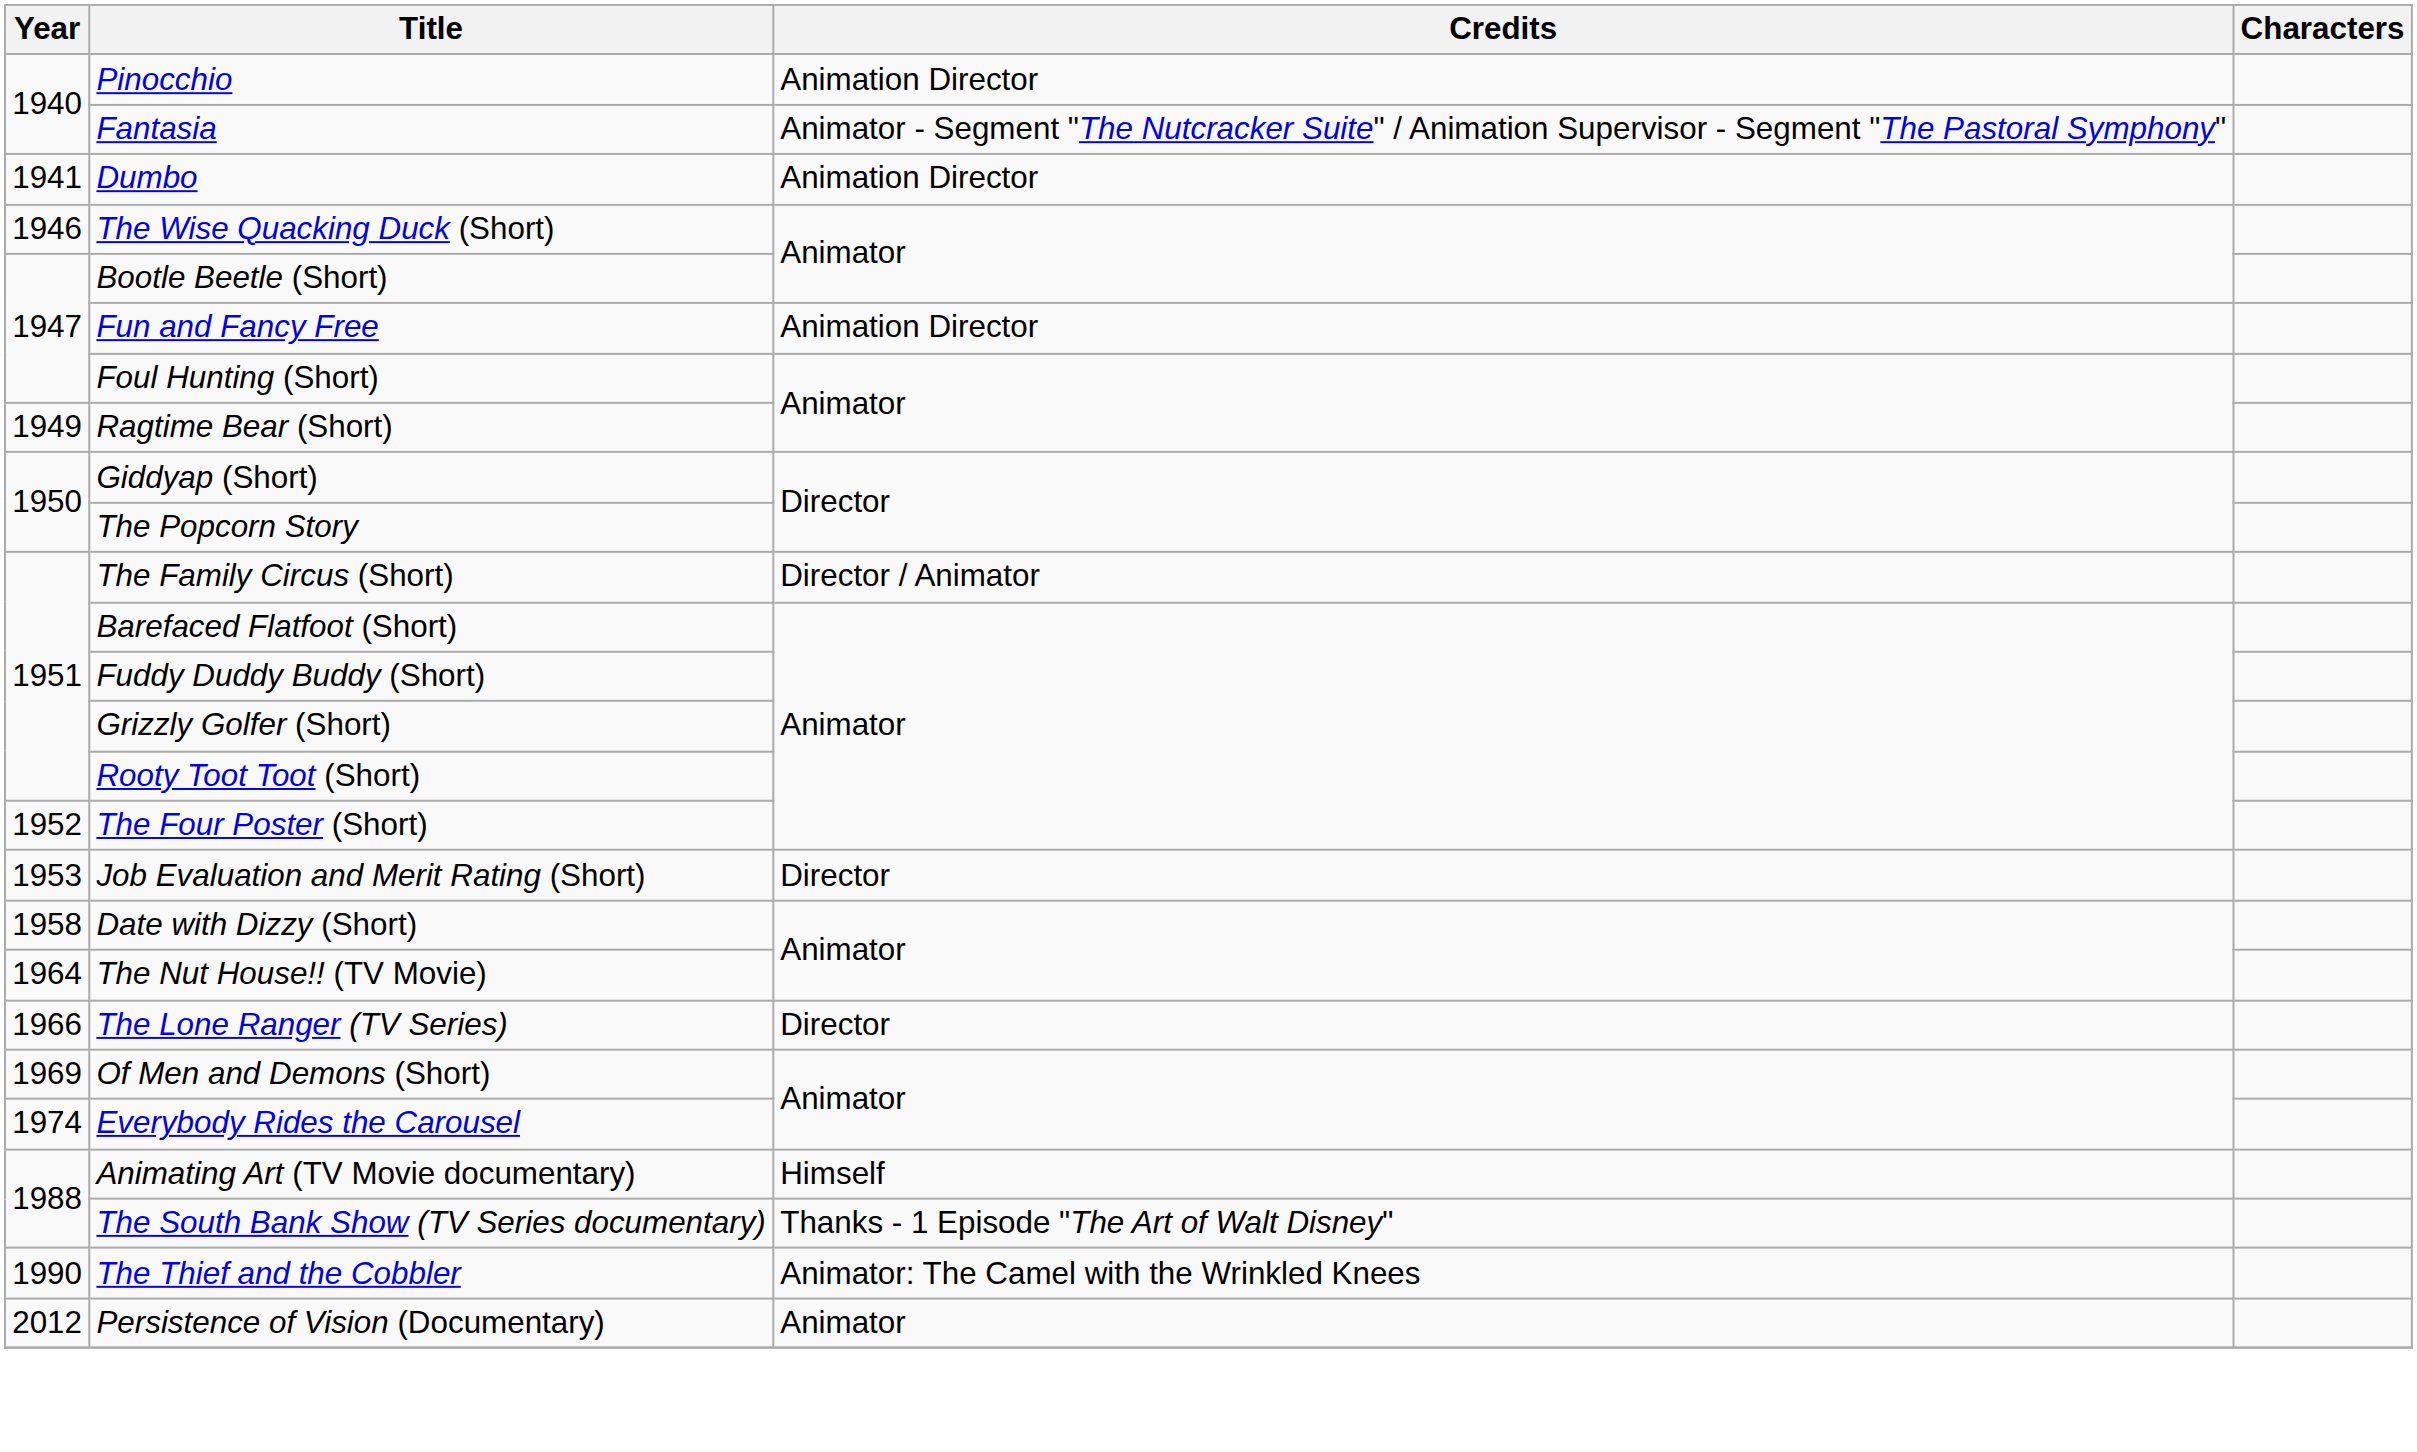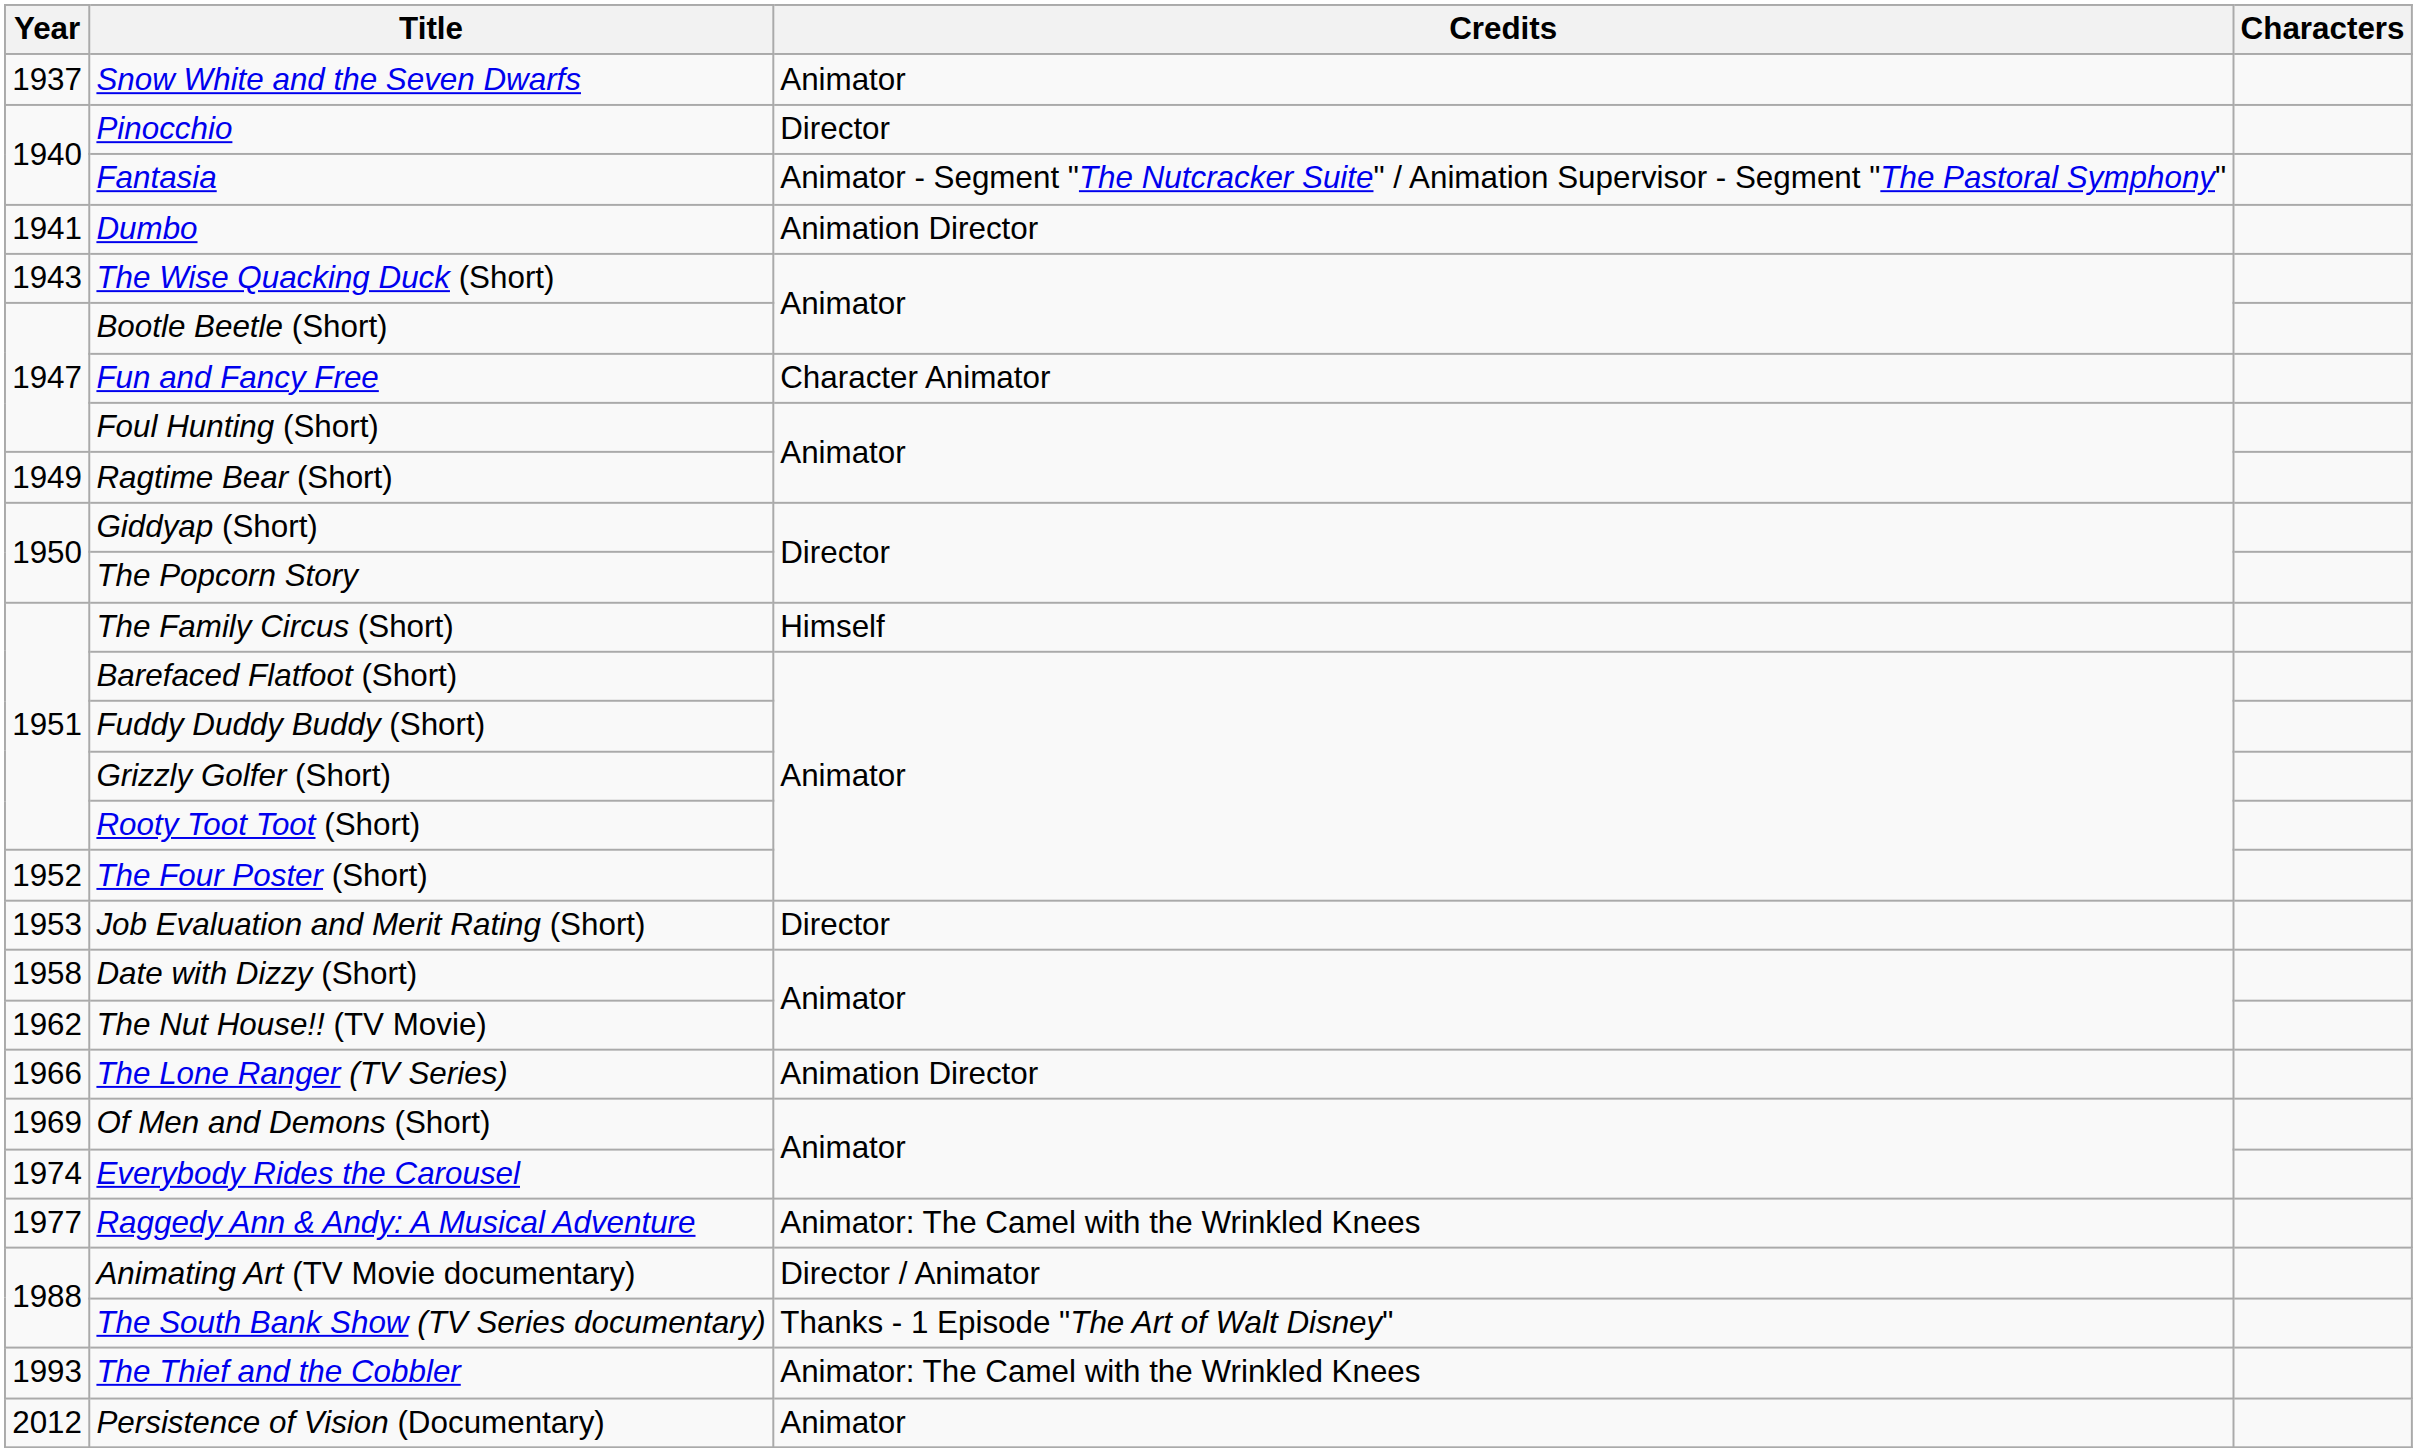+ row: (339, 79)
(909, 79) Animation Director -> (835, 128) Director
(47, 228) 1946 -> (47, 278) 1943
(909, 327) Animation Director -> (915, 377) Character Animator
(910, 576) Director / Animator -> (832, 626) Himself
(47, 974) 1964 -> (47, 1024) 1962
(835, 1024) Director -> (909, 1073) Animation Director
+ row: (396, 1223)
(832, 1173) Himself -> (910, 1272) Director / Animator
(47, 1272) 1990 -> (47, 1372) 1993
